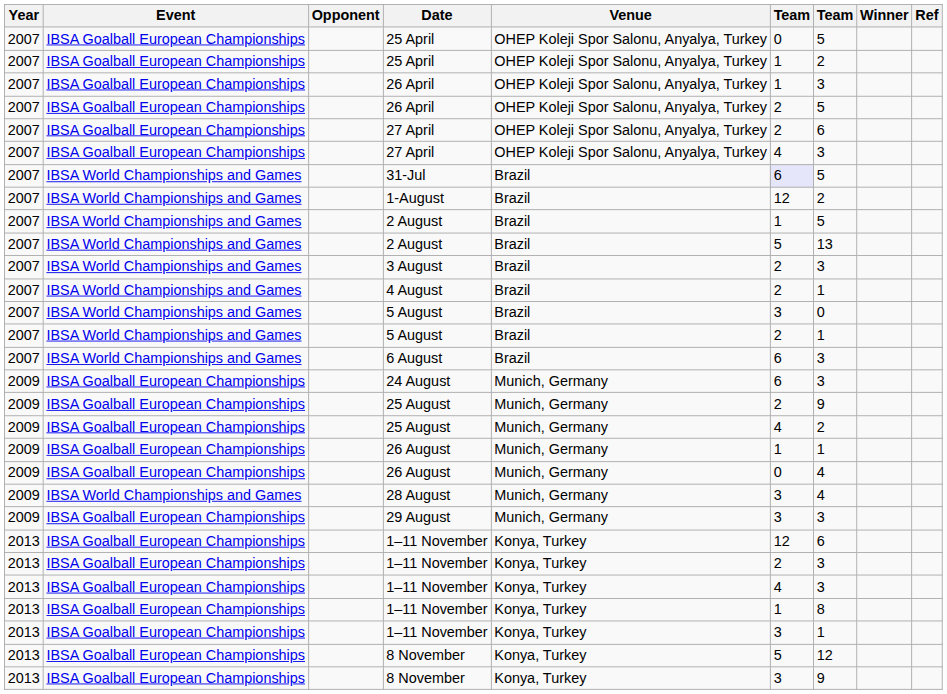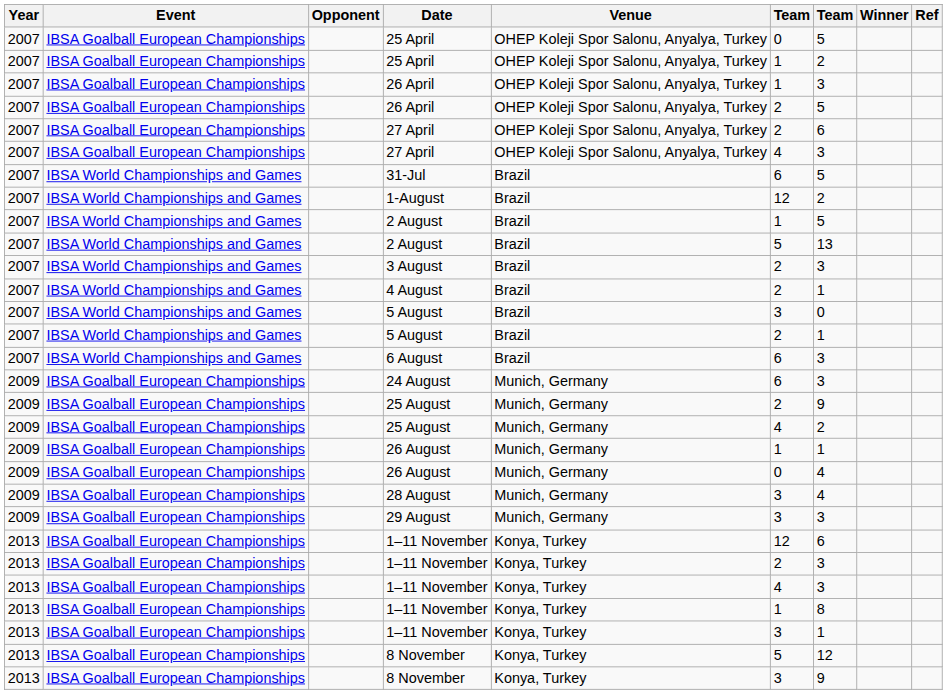(778, 175) lavender background -> (778, 175) no background
(174, 495) IBSA World Championships and Games -> (176, 495) IBSA Goalball European Championships
